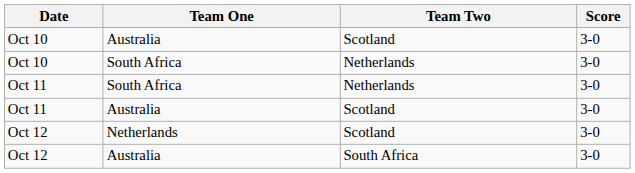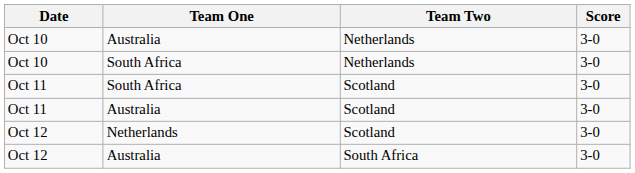(369, 39) Scotland -> (379, 39) Netherlands
(379, 86) Netherlands -> (369, 86) Scotland
